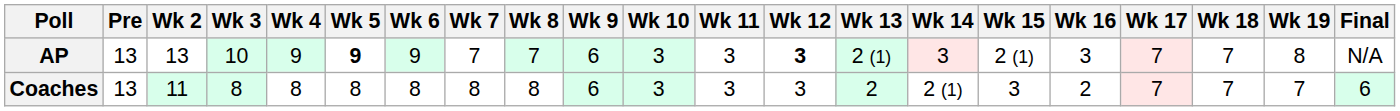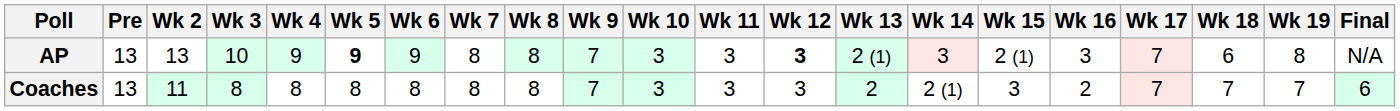(474, 55) 7 -> (474, 55) 8
(534, 55) 7 -> (534, 55) 8
(593, 55) 6 -> (593, 55) 7
(1228, 55) 7 -> (1228, 55) 6
(593, 88) 6 -> (593, 88) 7
